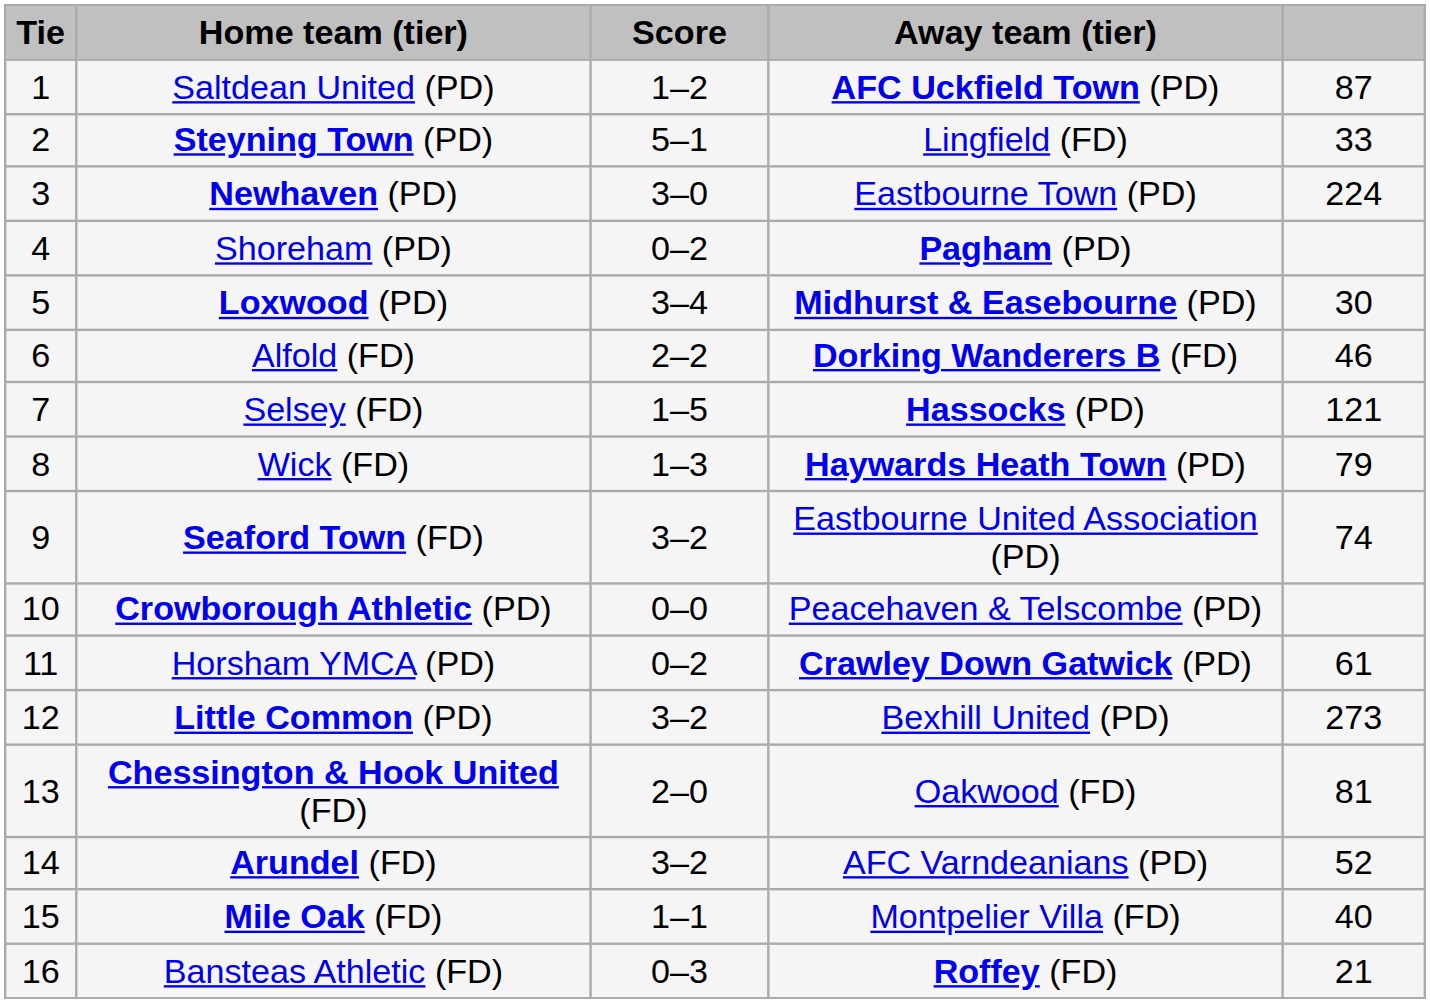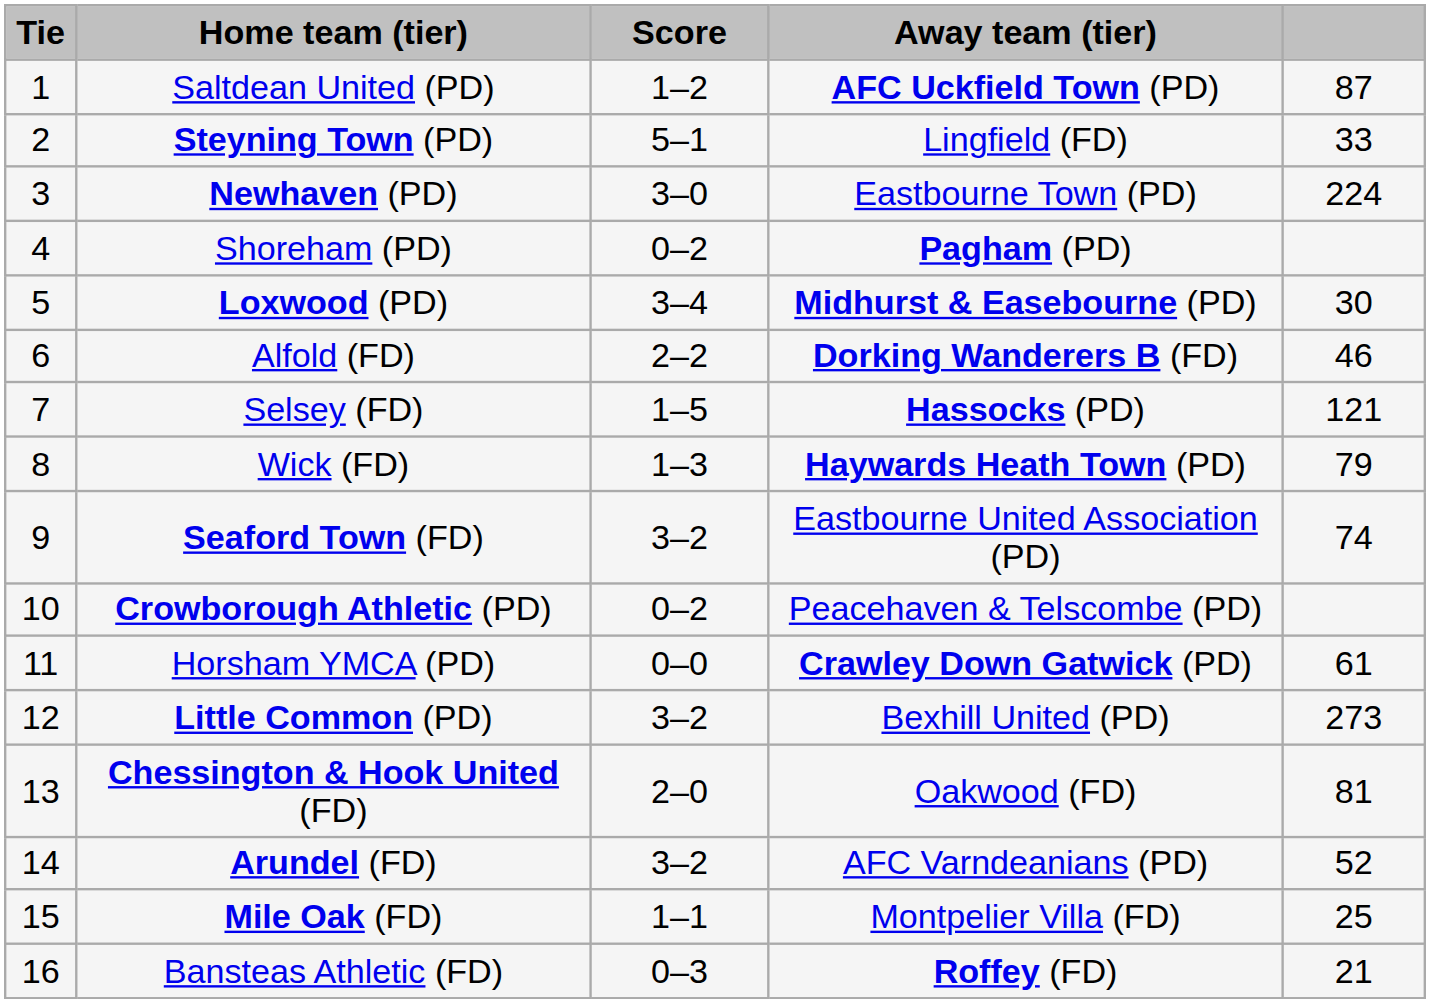(679, 610) 0–0 -> (679, 610) 0–2
(679, 664) 0–2 -> (679, 664) 0–0
(1354, 917) 40 -> (1354, 917) 25
